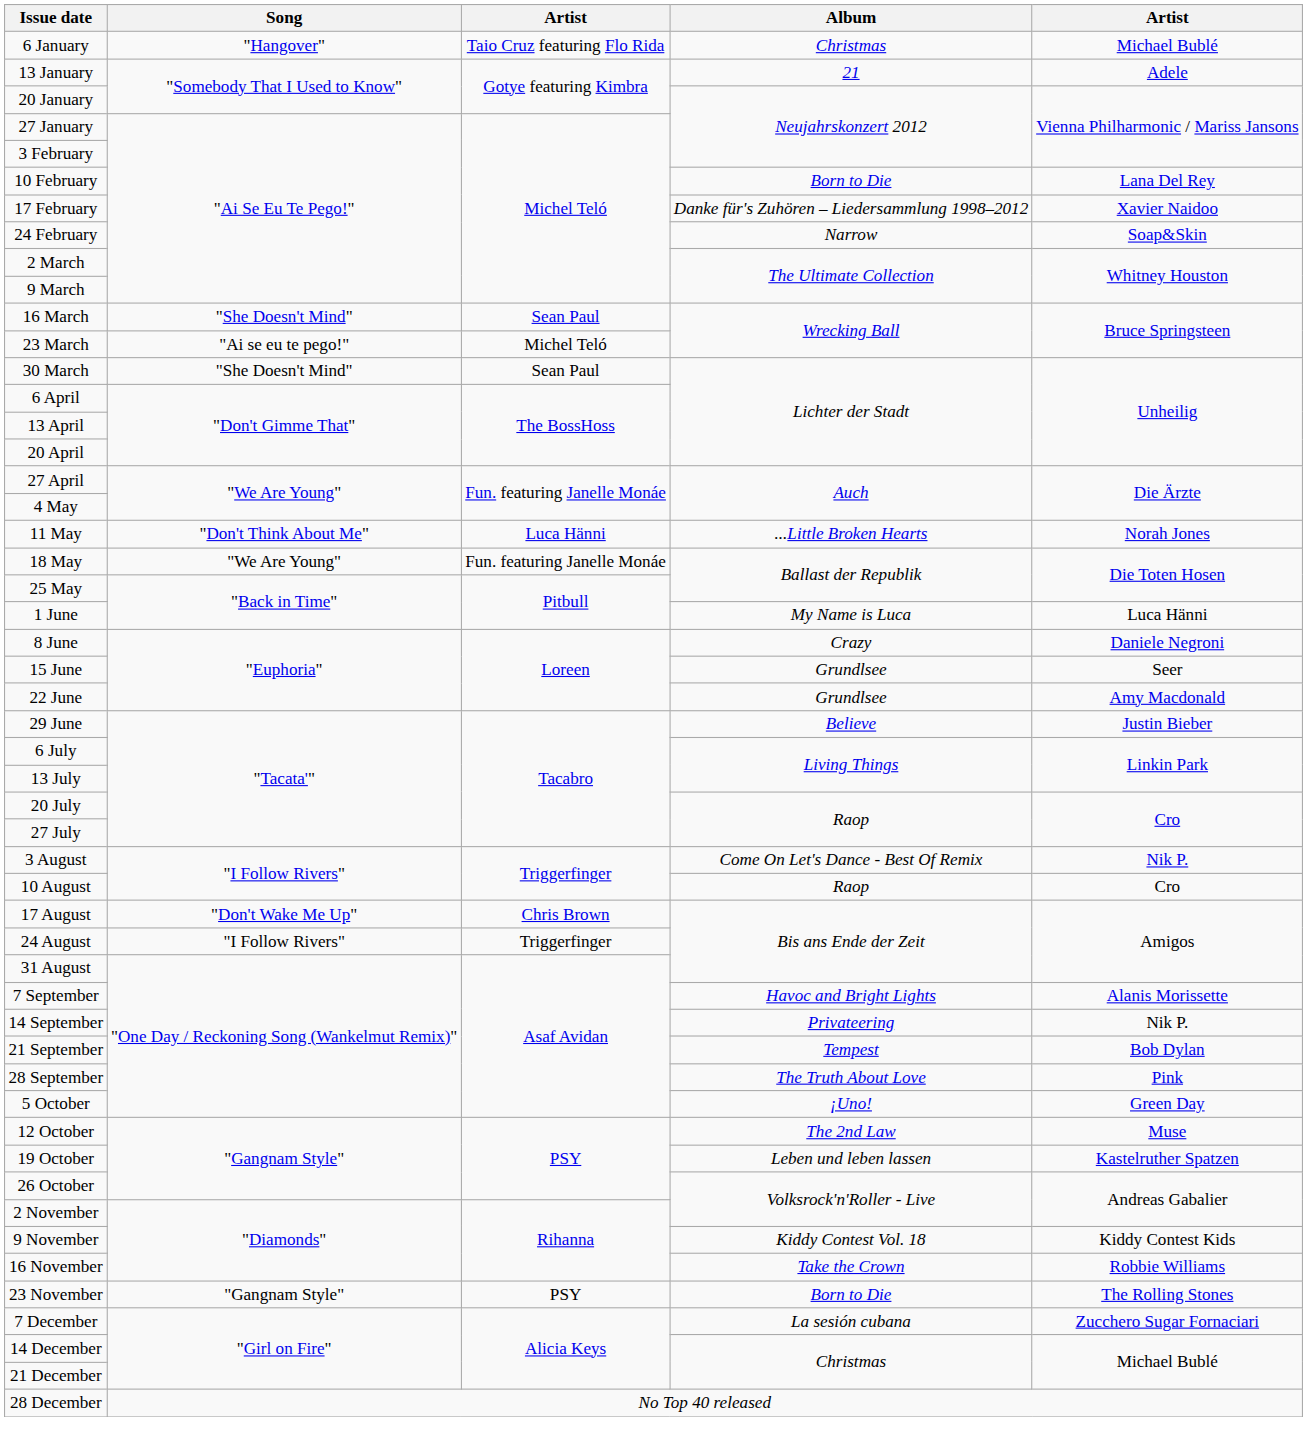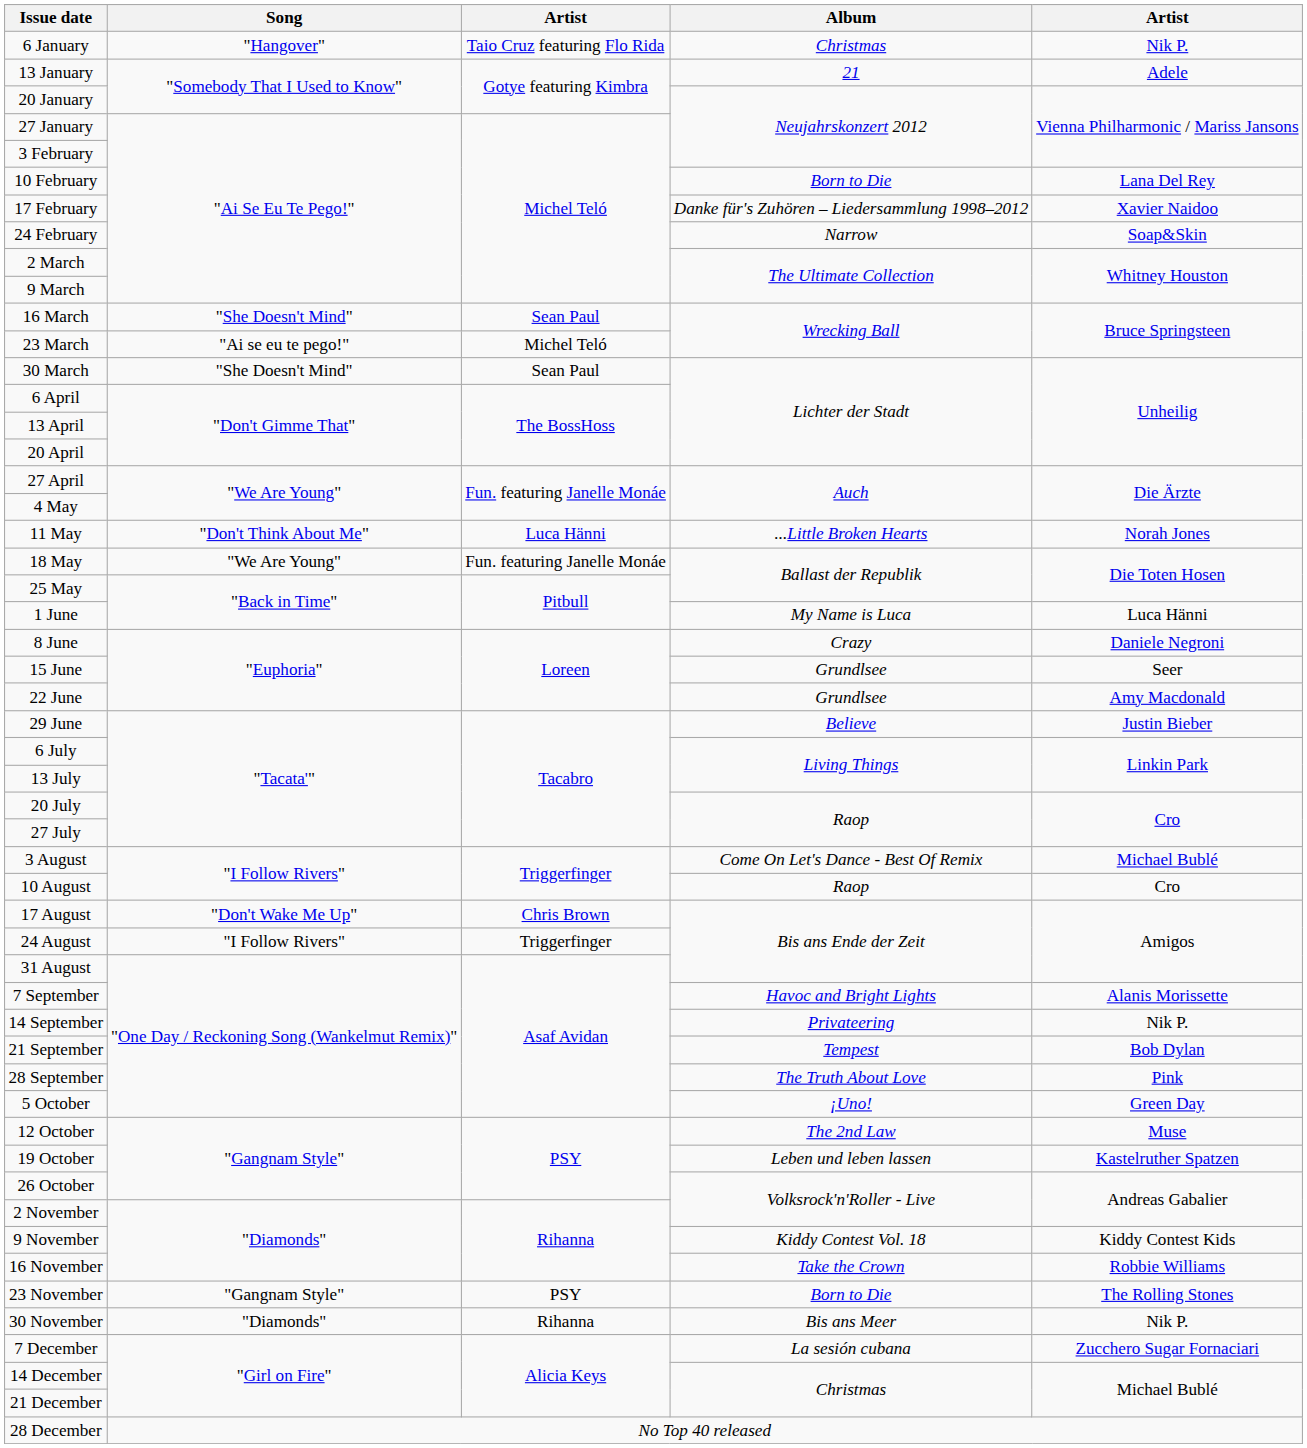(1167, 45) Michael Bublé -> (1167, 45) Nik P.
(1167, 859) Nik P. -> (1167, 859) Michael Bublé
+ row: (56, 1321)
